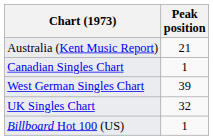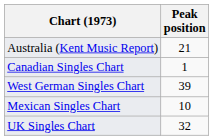+ row: (64, 106)
- row: (66, 125)
